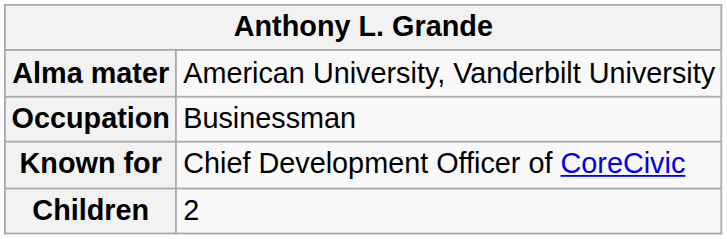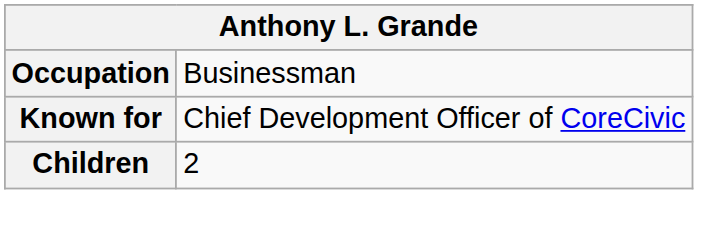- row: (91, 73)
